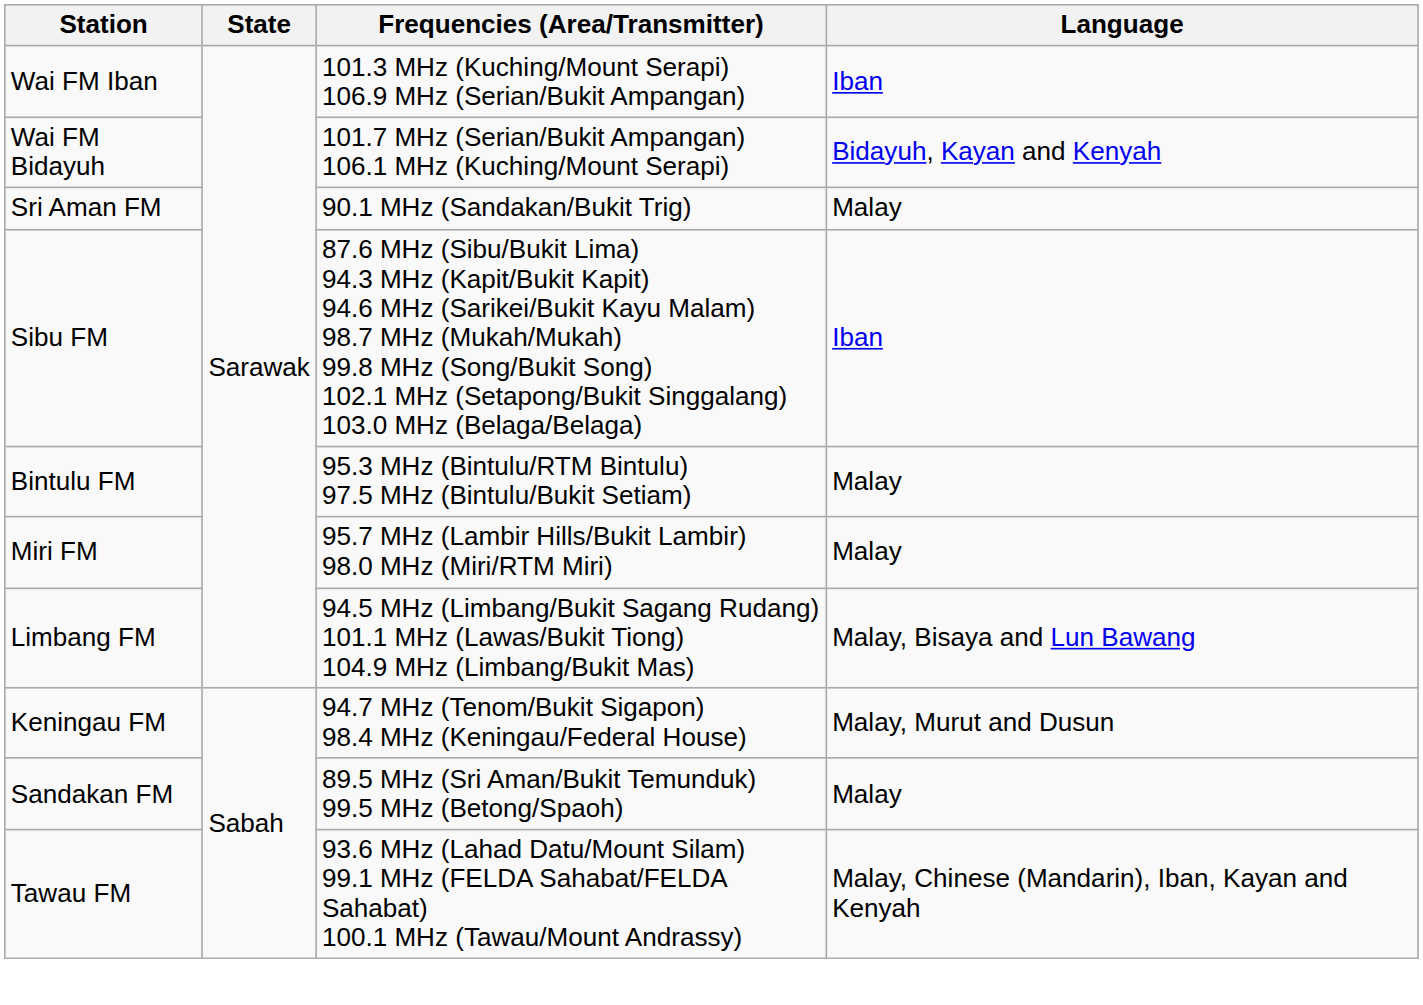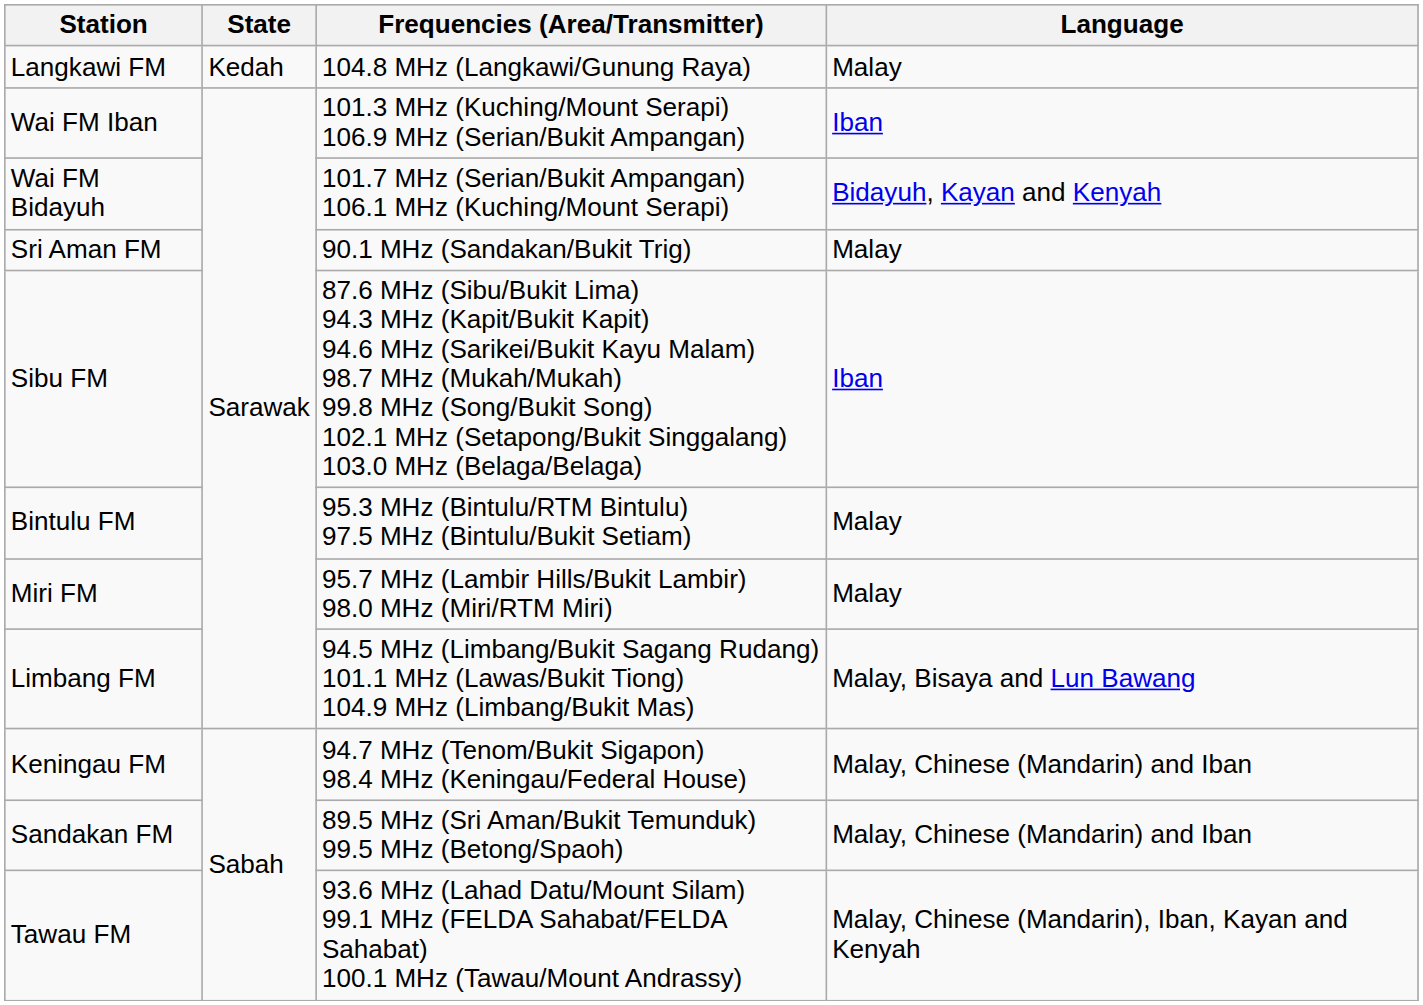+ row: (88, 66)
(973, 722) Malay, Murut and Dusun -> (1042, 764) Malay, Chinese (Mandarin) and Iban
(867, 793) Malay -> (1042, 834) Malay, Chinese (Mandarin) and Iban
